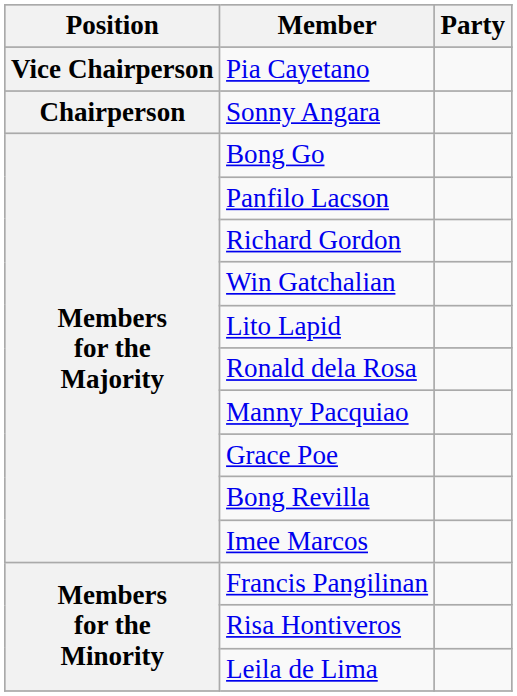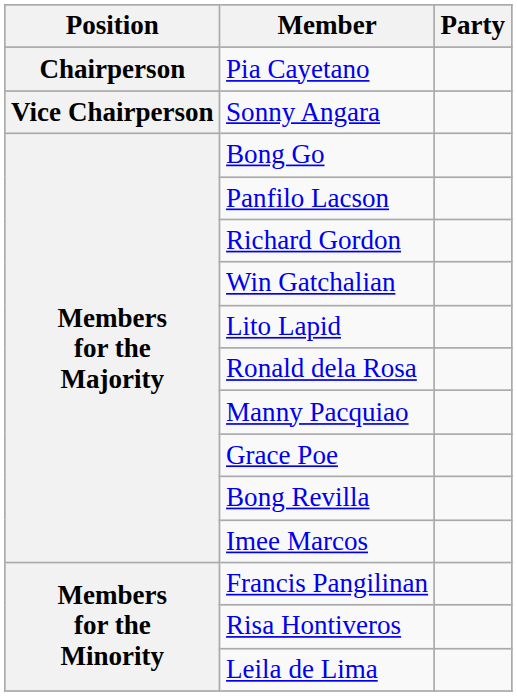(112, 68) Vice Chairperson -> (112, 68) Chairperson
(112, 111) Chairperson -> (112, 111) Vice Chairperson
